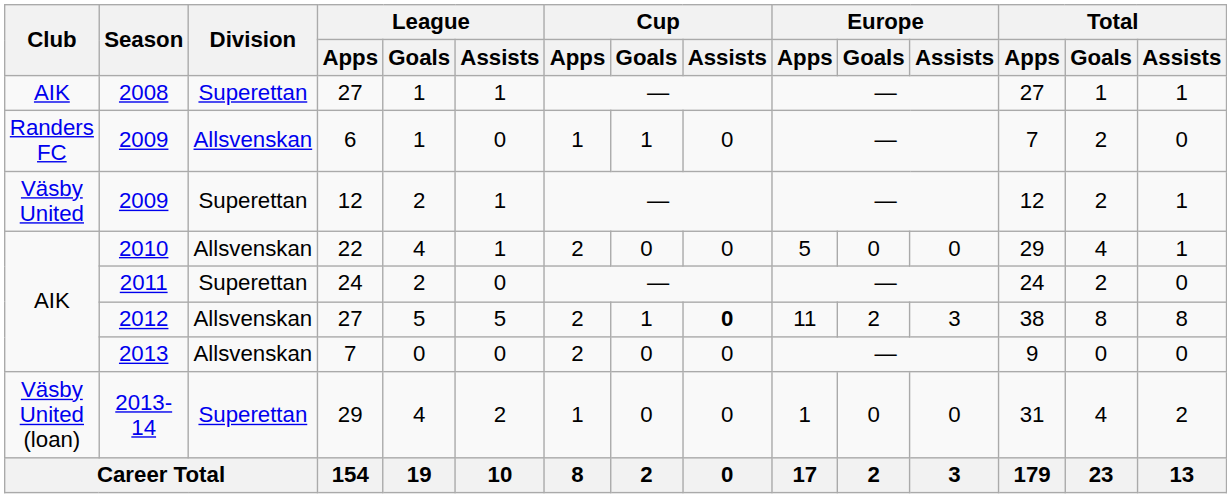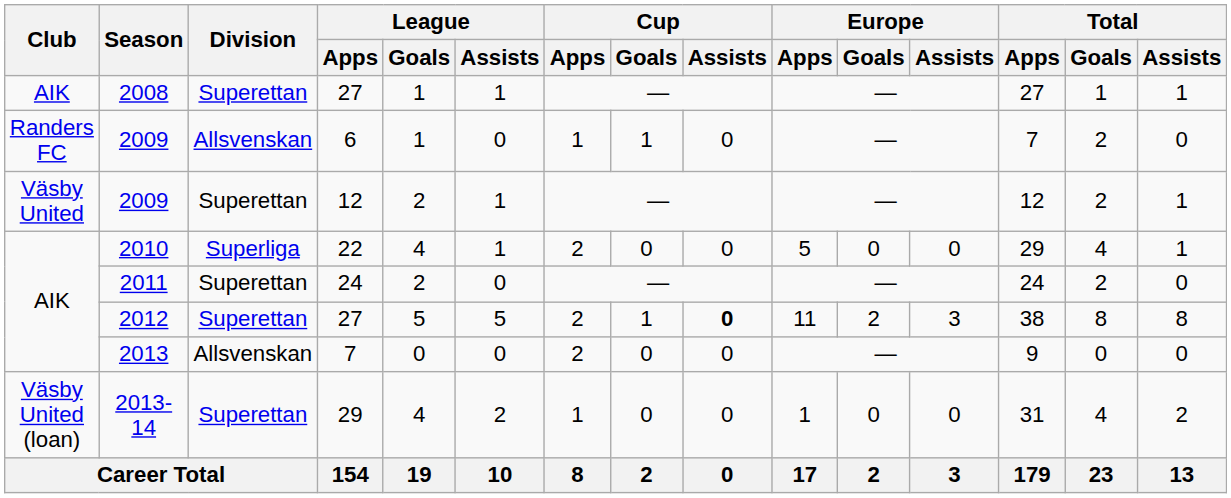(253, 248) Allsvenskan -> (253, 248) Superliga
(253, 319) Allsvenskan -> (253, 319) Superettan
